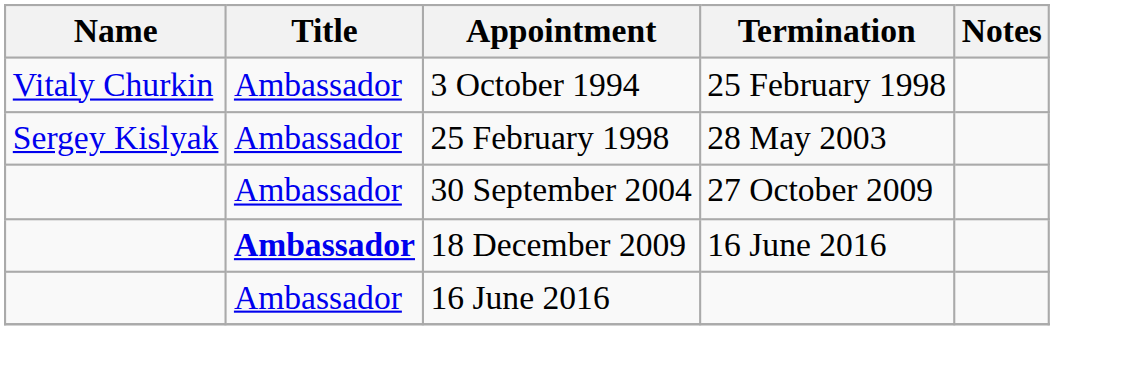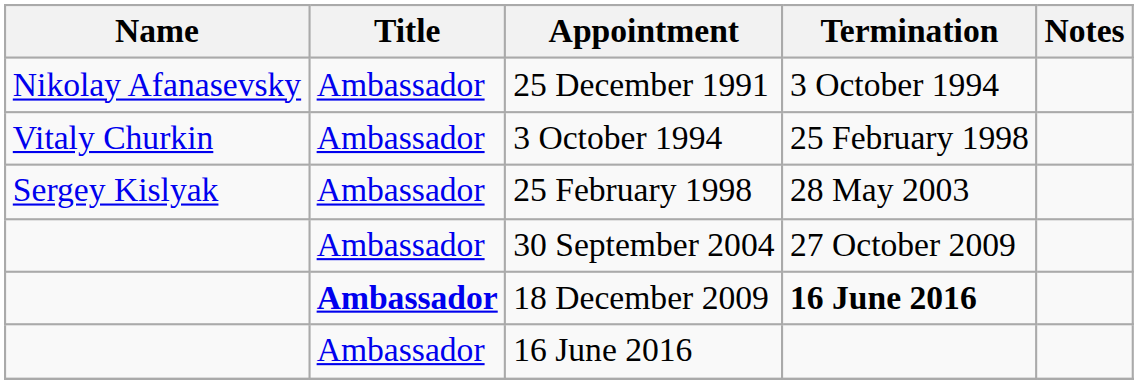+ row: (641, 84)
(797, 244) normal -> (883, 297) bold
